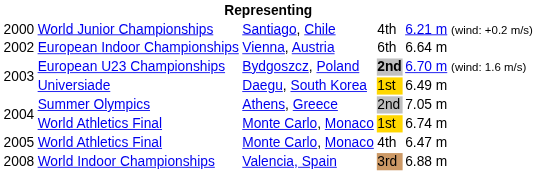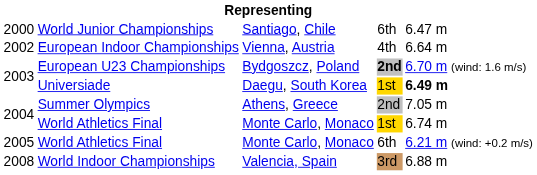(387, 29) 4th -> (387, 29) 6th
(469, 29) 6.21 m (wind: +0.2 m/s) -> (426, 29) 6.47 m
(387, 48) 6th -> (387, 48) 4th
(426, 86) normal -> (427, 86) bold
(387, 142) 4th -> (387, 142) 6th
(426, 142) 6.47 m -> (469, 142) 6.21 m (wind: +0.2 m/s)
